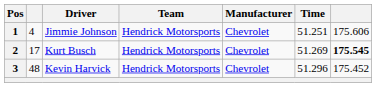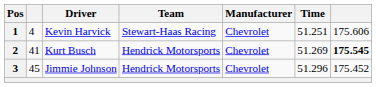(81, 32) Jimmie Johnson -> (78, 32) Kevin Harvick
(171, 32) Hendrick Motorsports -> (169, 32) Stewart-Haas Racing
(34, 50) 17 -> (34, 50) 41
(34, 68) 48 -> (34, 68) 45
(78, 68) Kevin Harvick -> (81, 68) Jimmie Johnson
